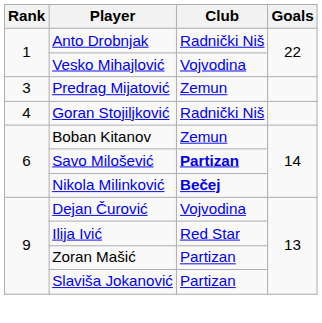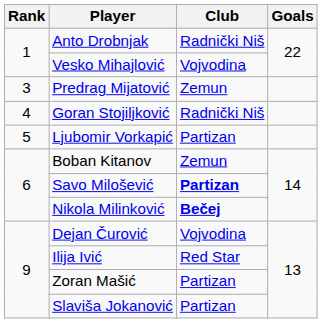+ row: (113, 137)
